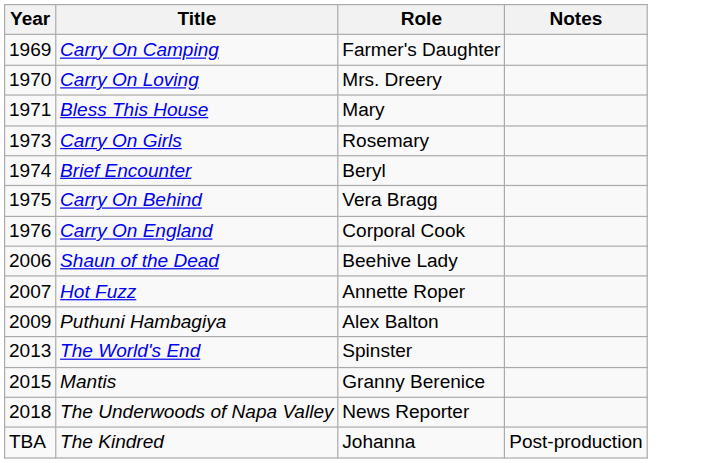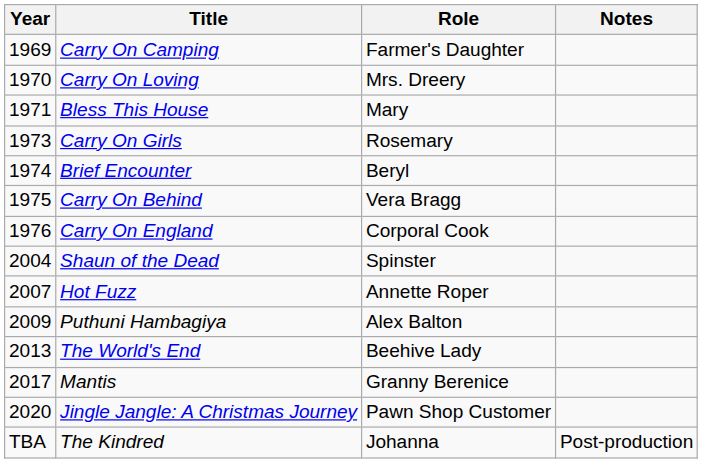(30, 261) 2006 -> (30, 261) 2004
(400, 261) Beehive Lady -> (401, 261) Spinster
(377, 351) Spinster -> (424, 351) Beehive Lady
(30, 381) 2015 -> (30, 381) 2017
- row: (197, 412)
+ row: (209, 412)
